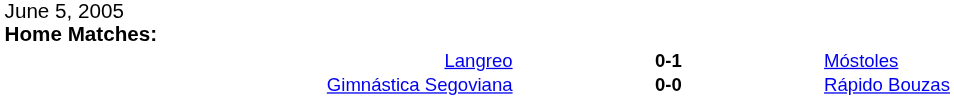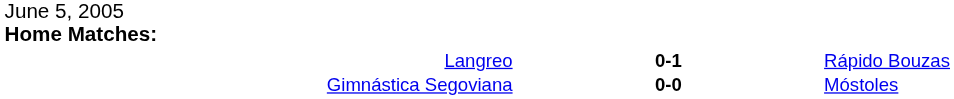(861, 60) Móstoles -> (887, 60) Rápido Bouzas
(887, 85) Rápido Bouzas -> (861, 85) Móstoles
